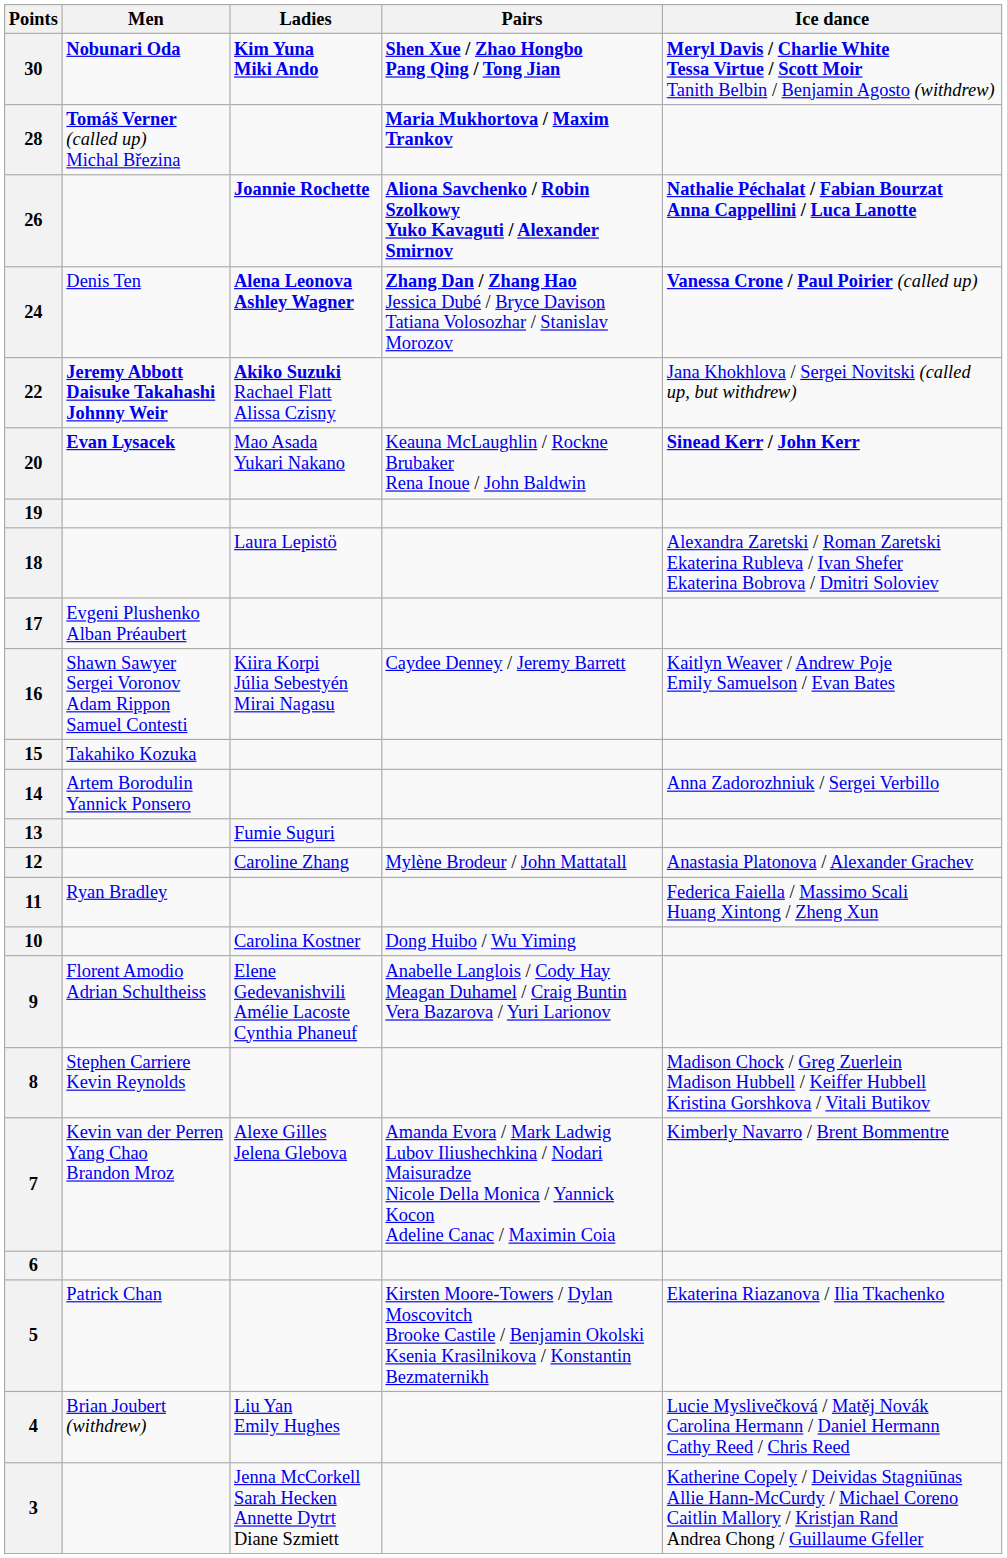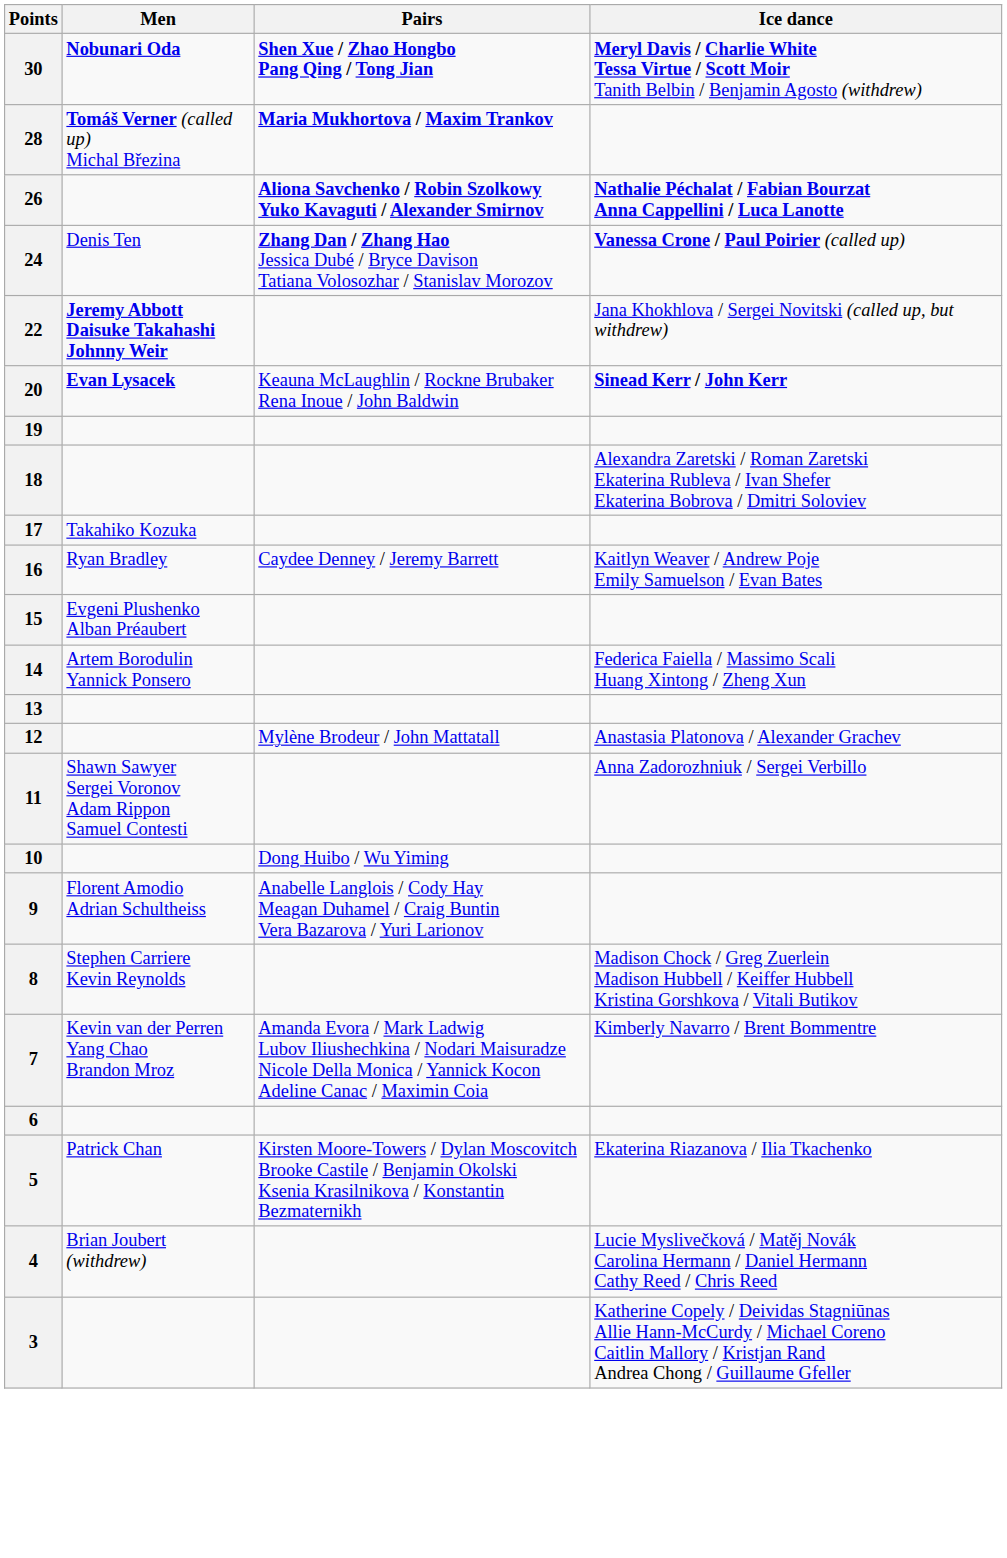- column: (305, 19)
(133, 623) Evgeni Plushenko Alban Préaubert -> (131, 530) Takahiko Kozuka
(127, 693) Shawn Sawyer Sergei Voronov Adam Rippon Samuel Contesti -> (117, 559) Ryan Bradley
(131, 754) Takahiko Kozuka -> (133, 619) Evgeni Plushenko Alban Préaubert
(803, 783) Anna Zadorozhniuk / Sergei Verbillo -> (715, 669) Federica Faiella / Massimo Scali Huang Xintong / Zheng Xun
(117, 891) Ryan Bradley -> (127, 798) Shawn Sawyer Sergei Voronov Adam Rippon Samuel Contesti
(787, 901) Federica Faiella / Massimo Scali Huang Xintong / Zheng Xun -> (730, 767) Anna Zadorozhniuk / Sergei Verbillo
